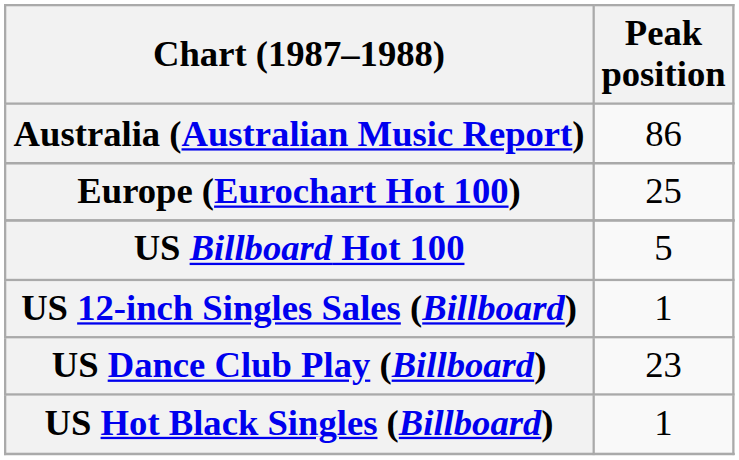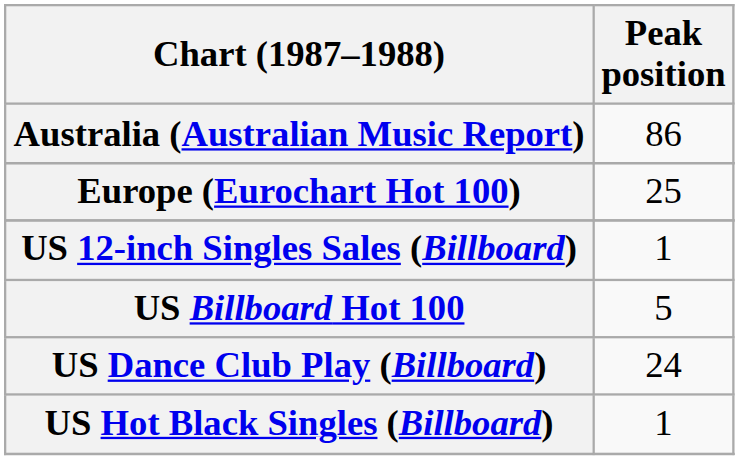rows swapped: (299, 249) <-> (299, 307)
(664, 365) 23 -> (664, 365) 24
